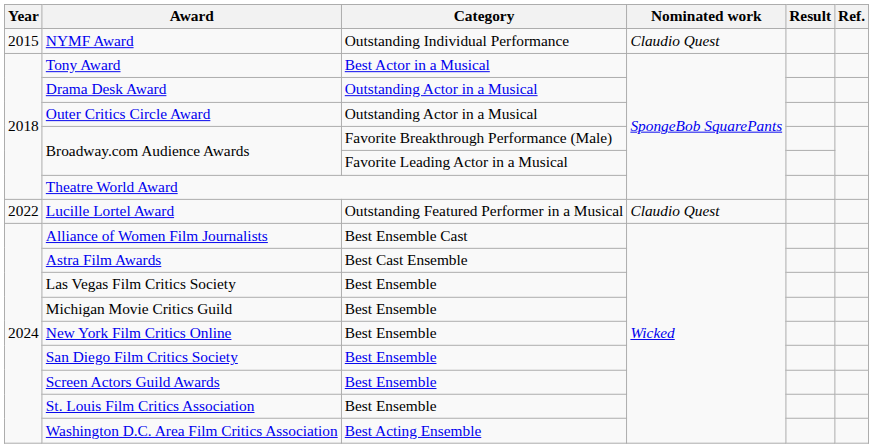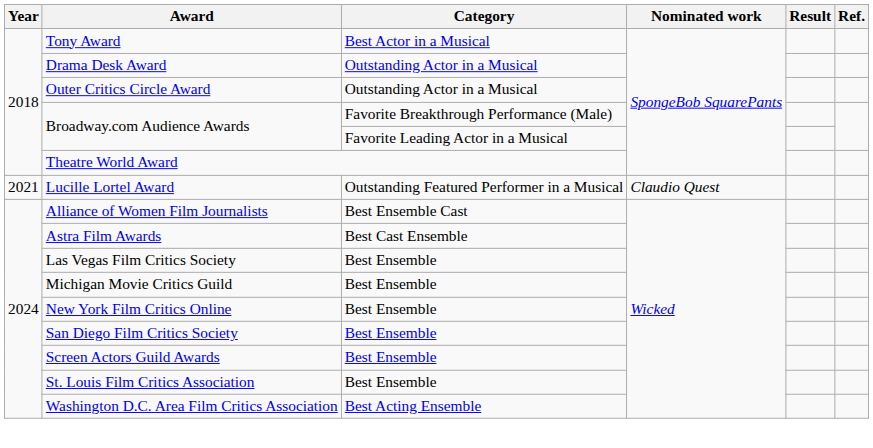- row: (90, 41)
(23, 211) 2022 -> (23, 187) 2021
